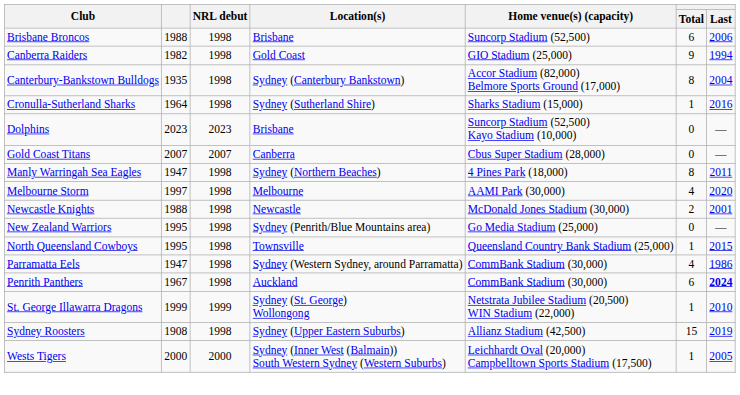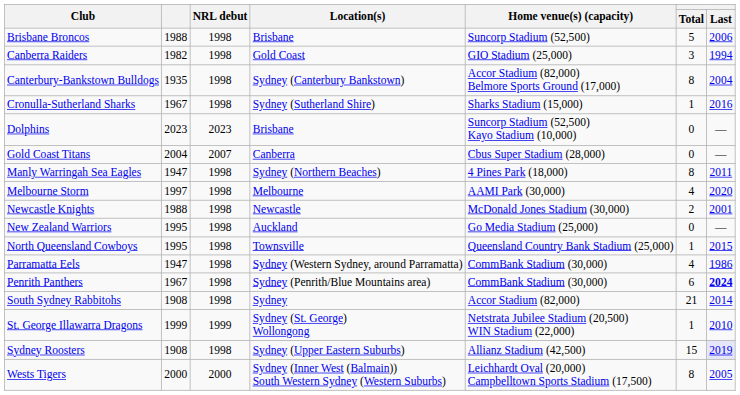(691, 37) 6 -> (691, 37) 5
(691, 55) 9 -> (691, 55) 3
(176, 104) 1964 -> (176, 104) 1967
(176, 154) 2007 -> (176, 154) 2004
(342, 227) Sydney (Penrith/Blue Mountains area) -> (275, 227) Auckland
(275, 282) Auckland -> (342, 282) Sydney (Penrith/Blue Mountains area)
+ row: (64, 300)
(721, 331) no background -> (721, 350) lavender background
(691, 356) 1 -> (691, 374) 8
